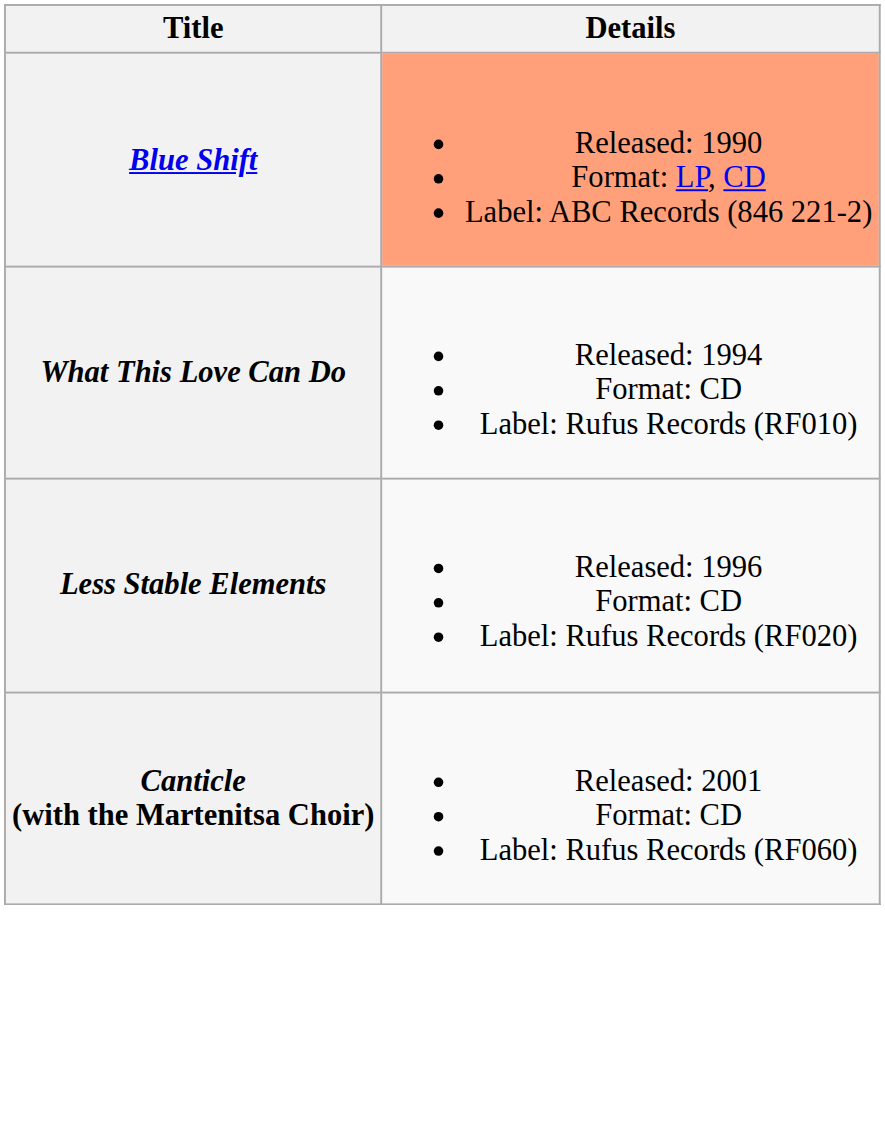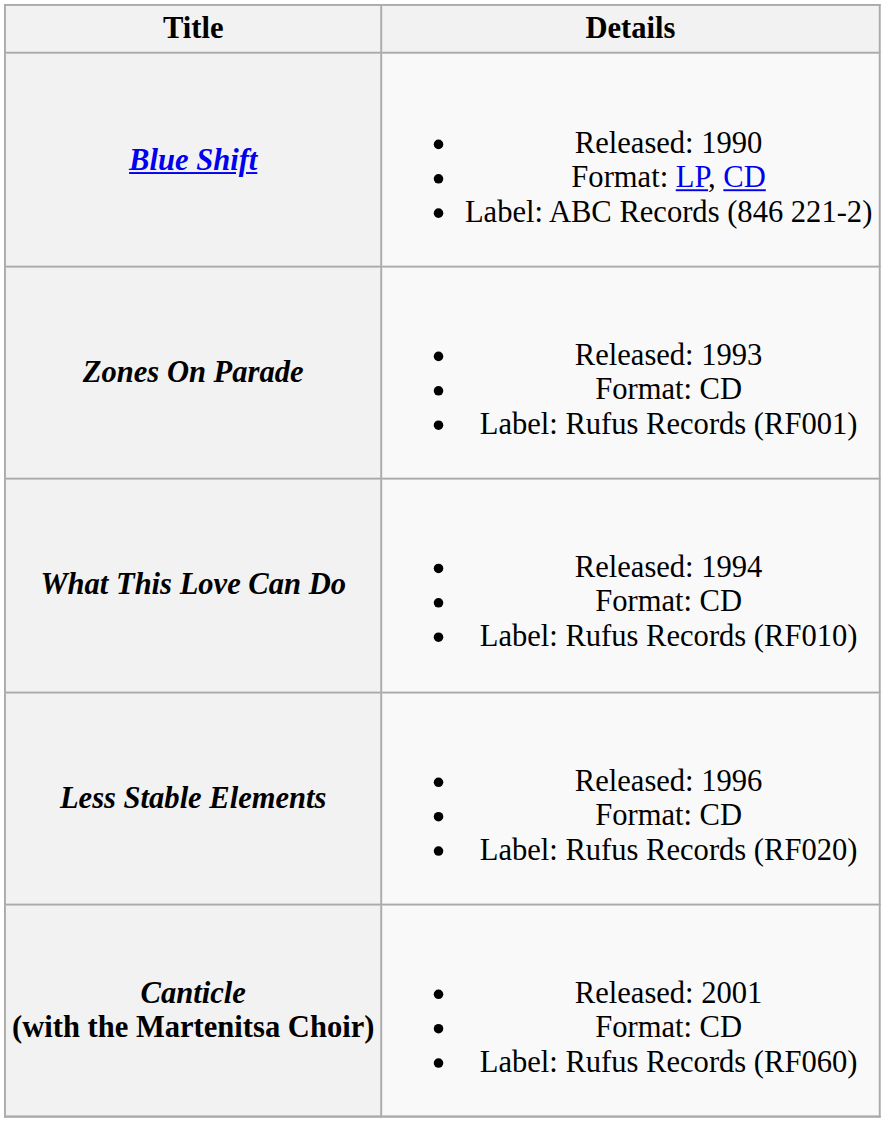(630, 177) lightsalmon background -> (630, 177) no background
+ row: (193, 372)
